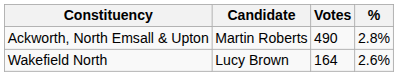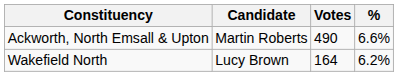(374, 37) 2.8% -> (374, 37) 6.6%
(374, 60) 2.6% -> (374, 60) 6.2%
